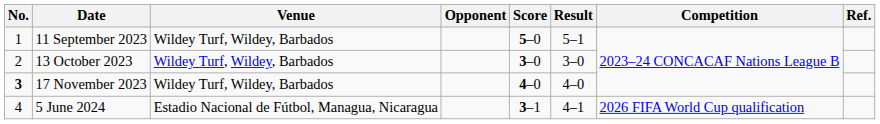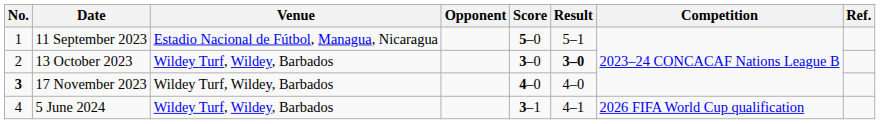(244, 38) Wildey Turf, Wildey, Barbados -> (296, 38) Estadio Nacional de Fútbol, Managua, Nicaragua
(573, 61) normal -> (573, 61) bold
(296, 107) Estadio Nacional de Fútbol, Managua, Nicaragua -> (244, 107) Wildey Turf, Wildey, Barbados
